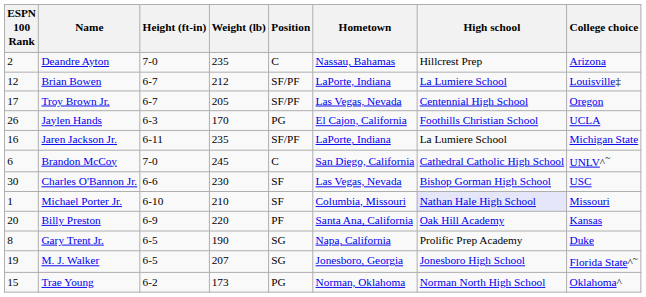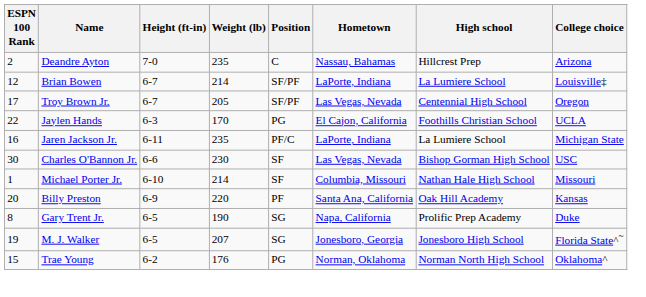(220, 81) 212 -> (220, 81) 214
(13, 120) 26 -> (13, 120) 22
(285, 140) SF/PF -> (283, 140) PF/C
- row: (79, 161)
(220, 201) 210 -> (220, 179) 214
(478, 201) lavender background -> (477, 179) no background
(220, 282) 173 -> (220, 260) 176
